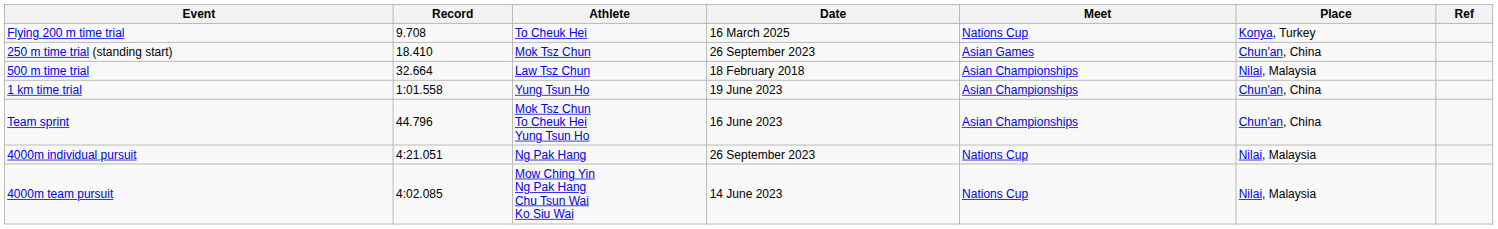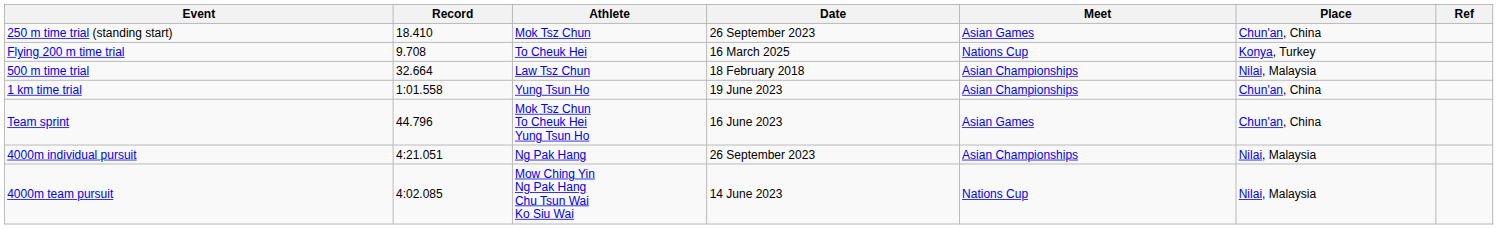rows swapped: (66, 33) <-> (90, 52)
(1020, 123) Asian Championships -> (998, 123) Asian Games
(995, 155) Nations Cup -> (1020, 155) Asian Championships
